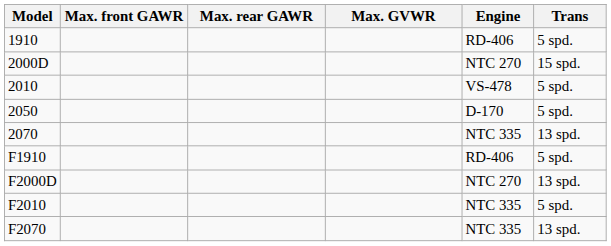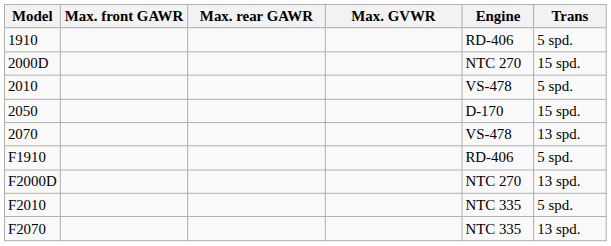(555, 110) 5 spd. -> (559, 110) 15 spd.
(493, 134) NTC 335 -> (489, 134) VS-478
